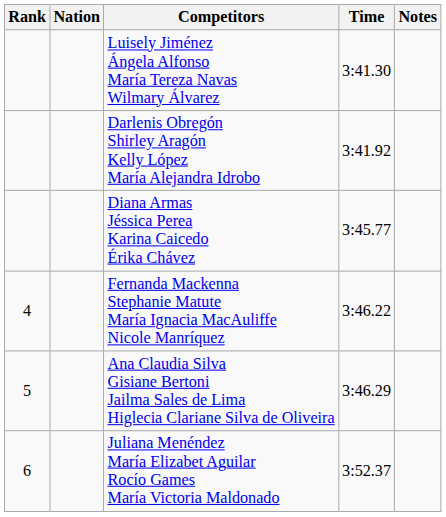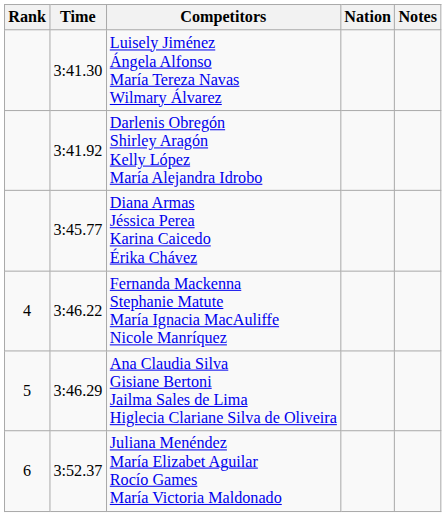columns swapped: (77, 17) <-> (367, 17)
